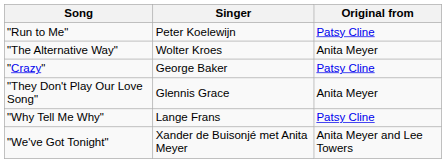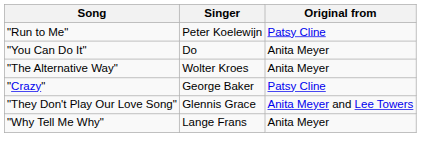+ row: (47, 50)
(347, 93) Anita Meyer -> (340, 104) Anita Meyer and Lee Towers
(346, 117) Patsy Cline -> (298, 123) Anita Meyer
- row: (58, 142)
